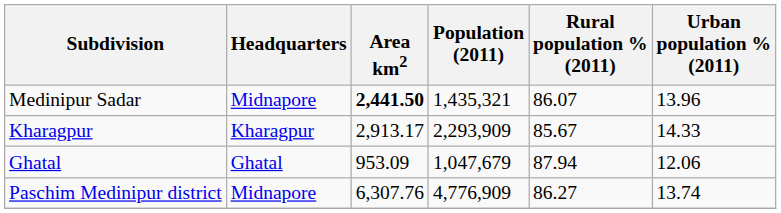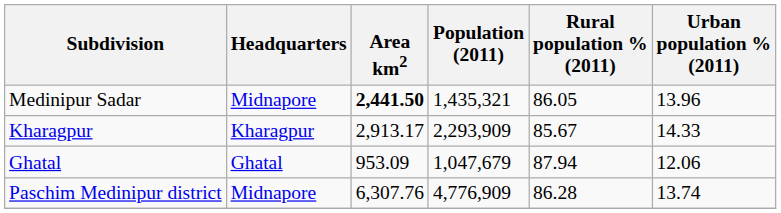(555, 100) 86.07 -> (555, 100) 86.05
(555, 193) 86.27 -> (555, 193) 86.28
